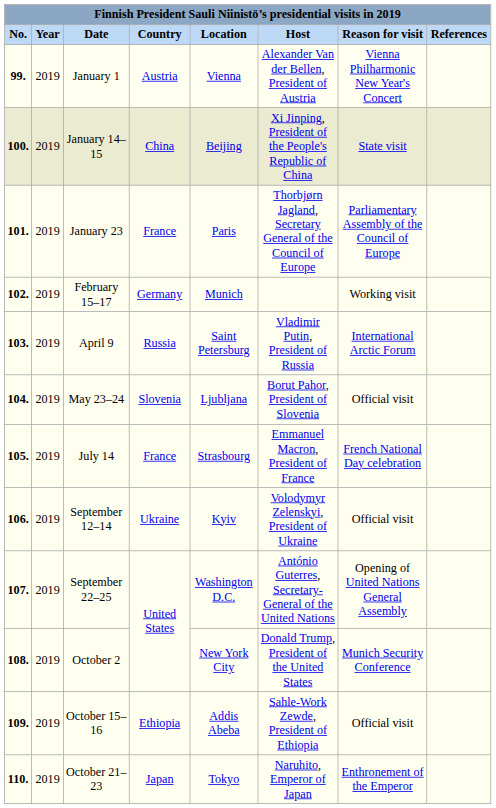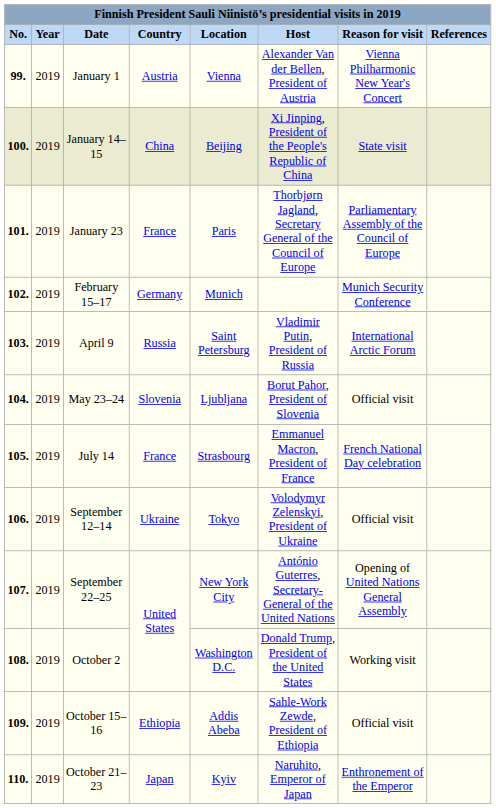(383, 294) Working visit -> (383, 294) Munich Security Conference
(224, 519) Kyiv -> (224, 519) Tokyo
(224, 589) Washington D.C. -> (224, 589) New York City
(224, 660) New York City -> (224, 660) Washington D.C.
(383, 660) Munich Security Conference -> (383, 660) Working visit
(224, 779) Tokyo -> (224, 779) Kyiv
